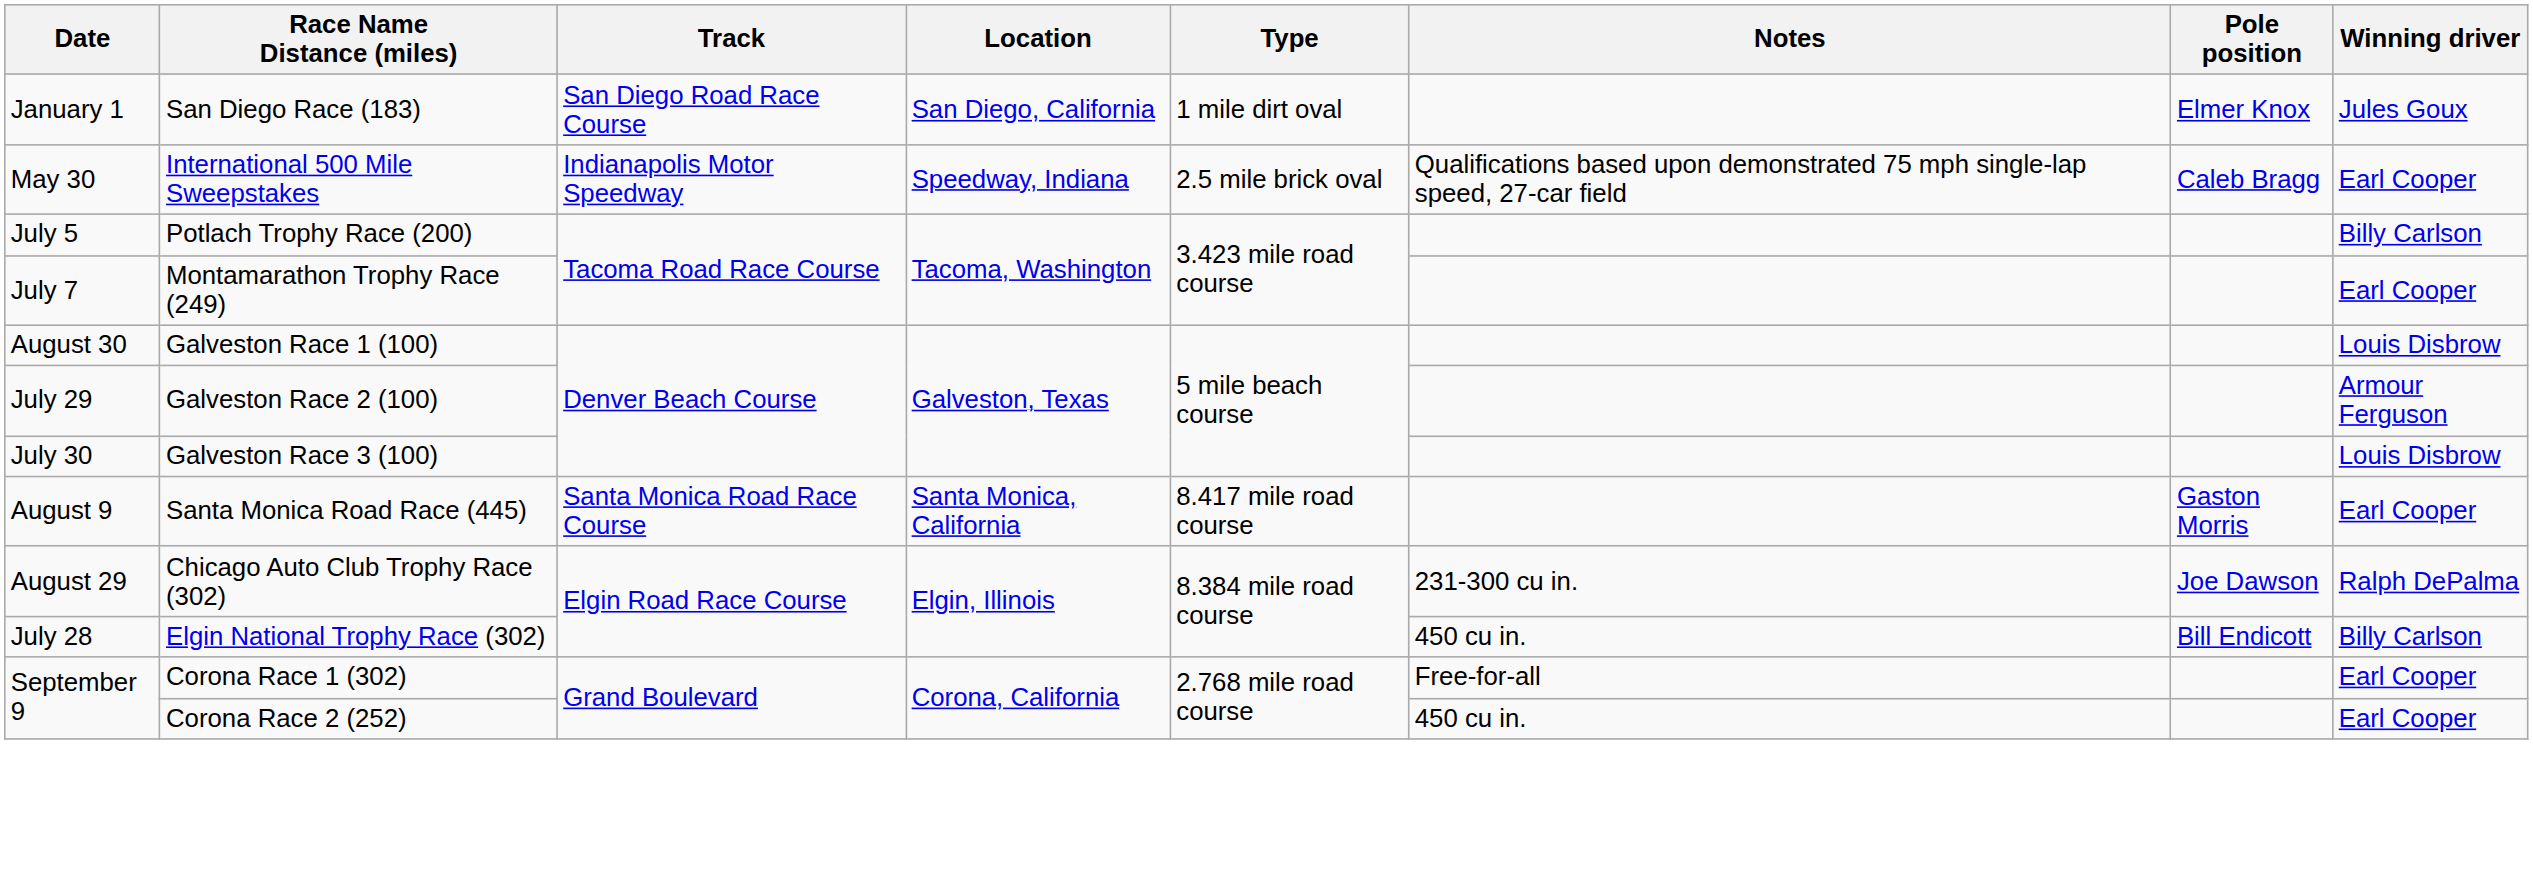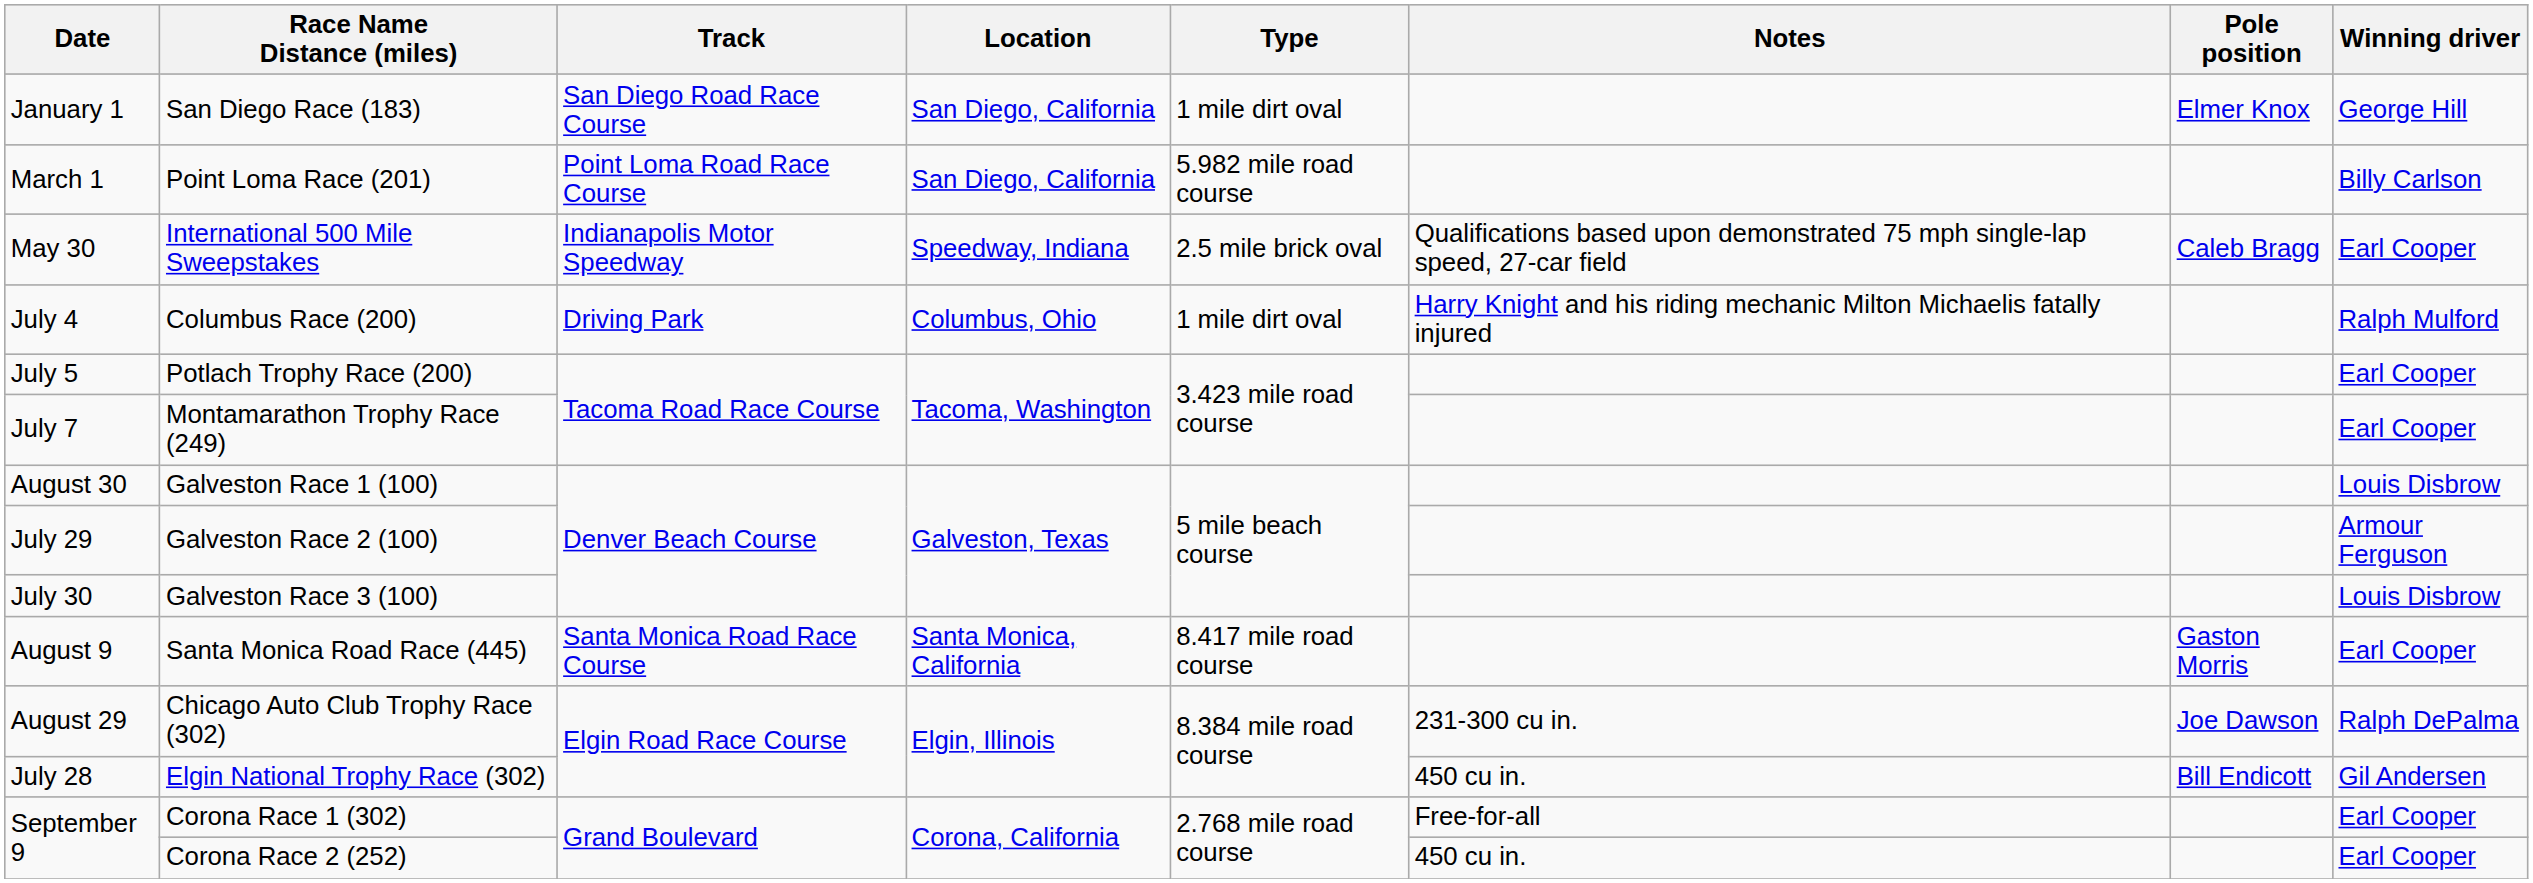(2403, 109) Jules Goux -> (2403, 109) George Hill
+ row: (298, 179)
+ row: (291, 318)
(2410, 234) Billy Carlson -> (2407, 374) Earl Cooper
(2410, 636) Billy Carlson -> (2412, 775) Gil Andersen
